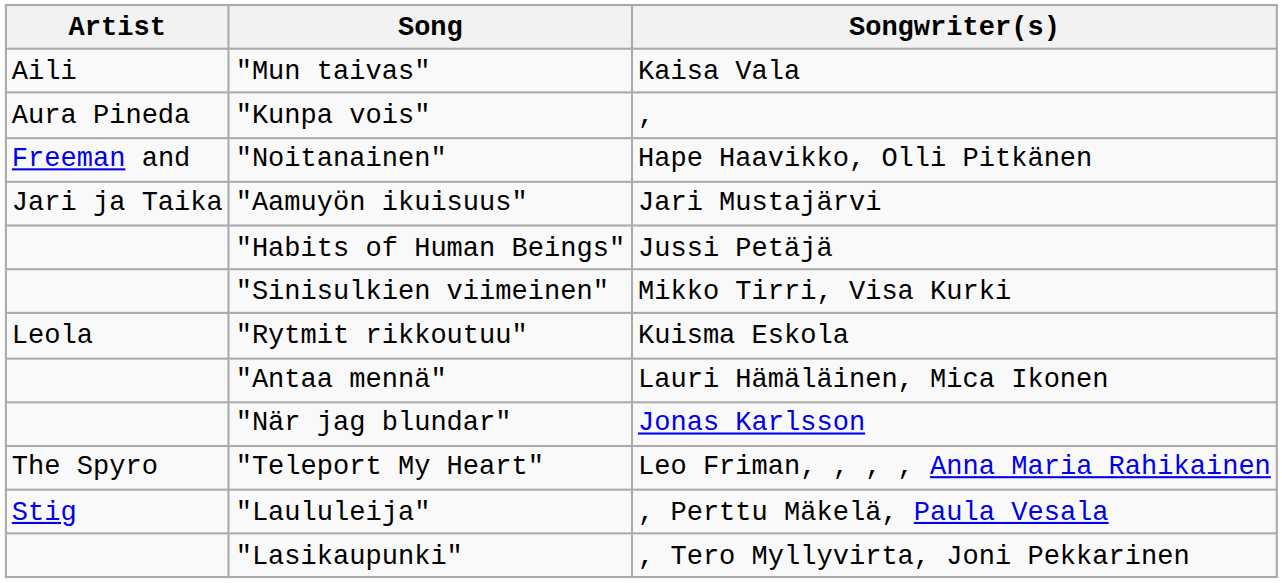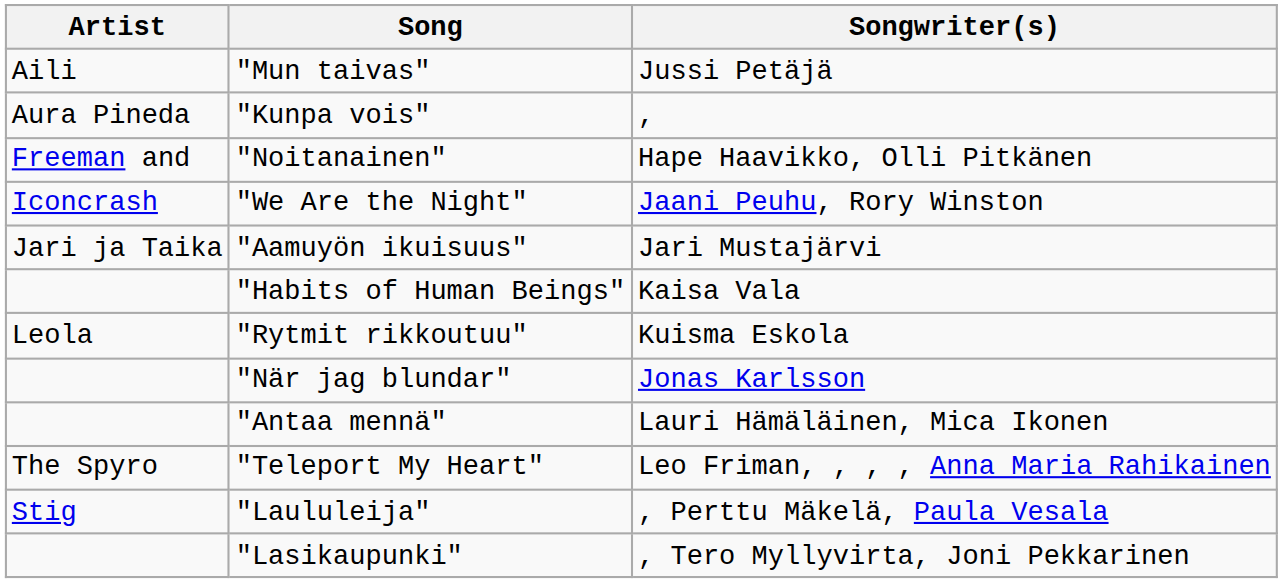(719, 71) Kaisa Vala -> (735, 71) Jussi Petäjä
+ row: (382, 203)
(735, 247) Jussi Petäjä -> (719, 291) Kaisa Vala
- row: (422, 291)
rows swapped: (341, 380) <-> (374, 424)
